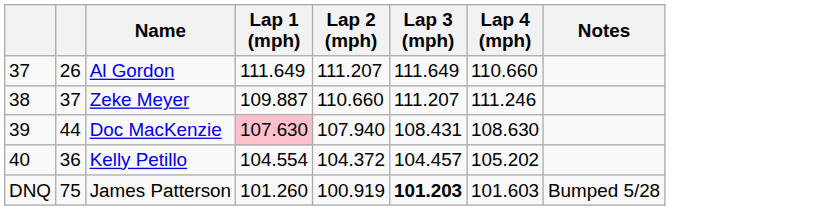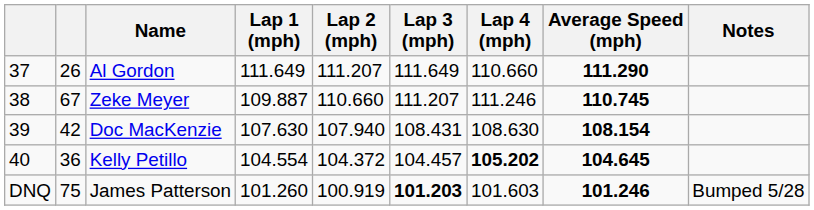+ column: (616, 30)
(70, 101) 37 -> (70, 101) 67
(70, 130) 44 -> (70, 130) 42
(274, 130) pink background -> (274, 130) no background
(505, 160) normal -> (505, 160) bold
